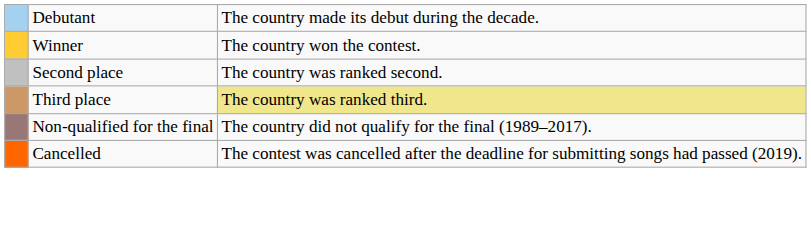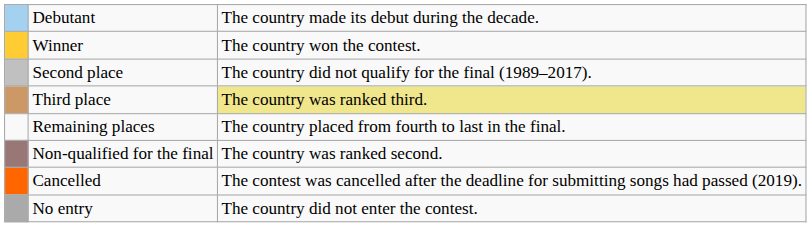(332, 72) The country was ranked second. -> (407, 72) The country did not qualify for the final (1989–2017).
+ row: (94, 126)
(407, 126) The country did not qualify for the final (1989–2017). -> (332, 153) The country was ranked second.
+ row: (63, 208)
